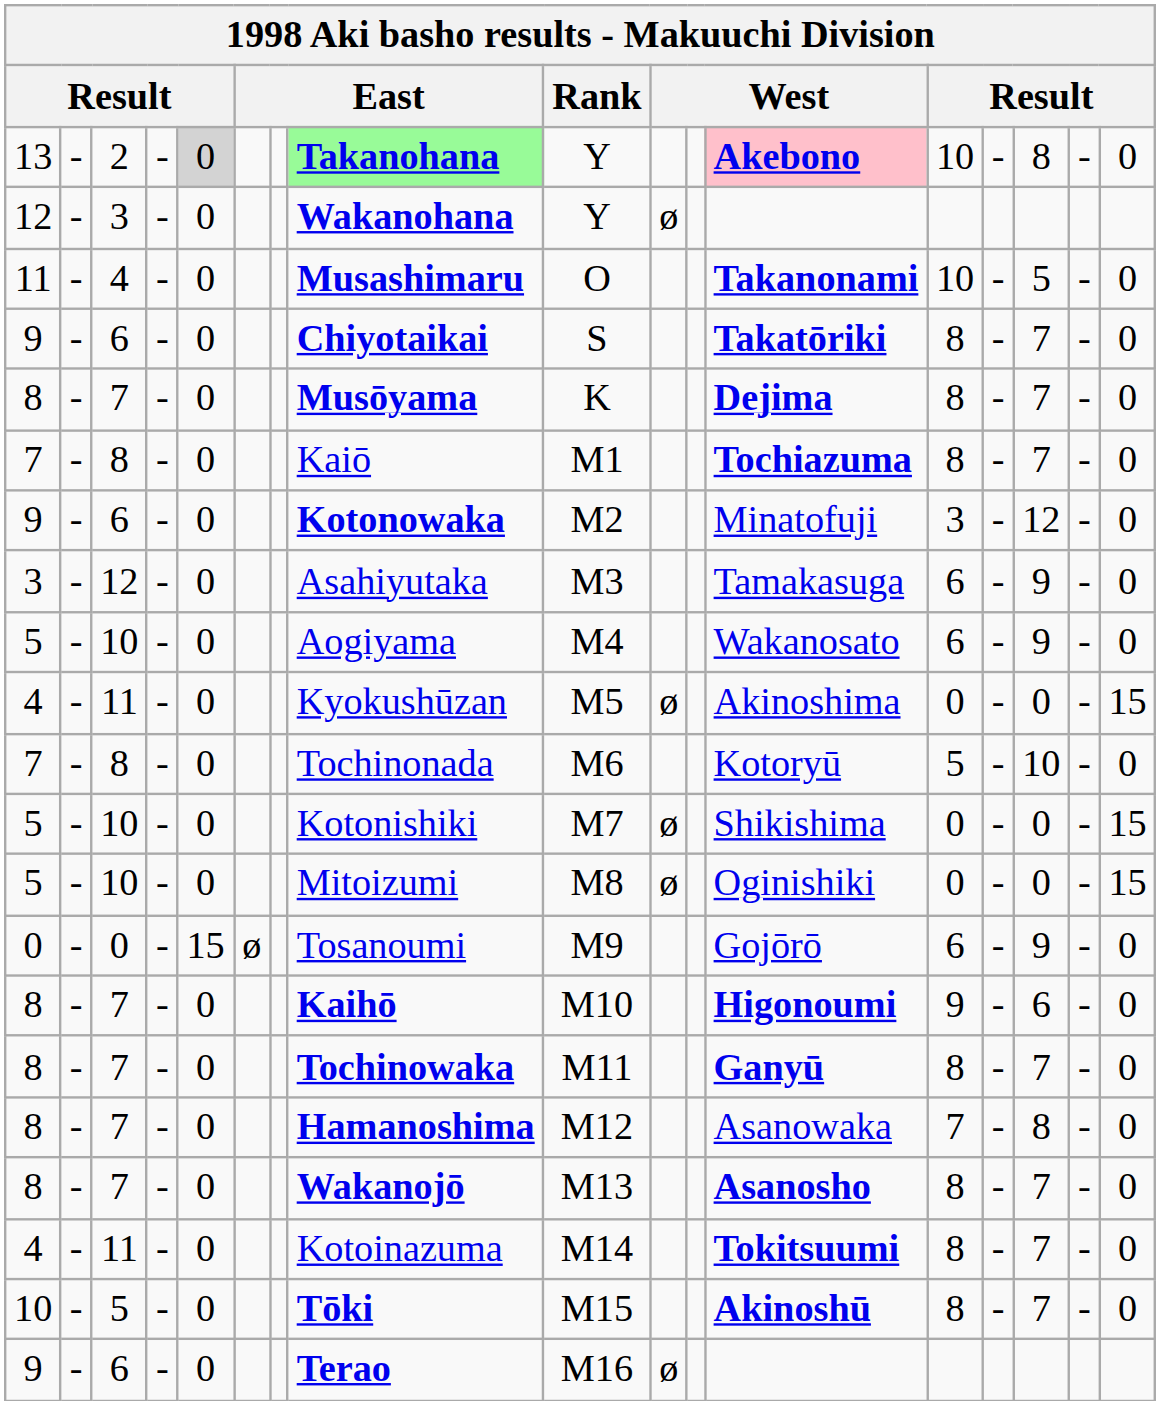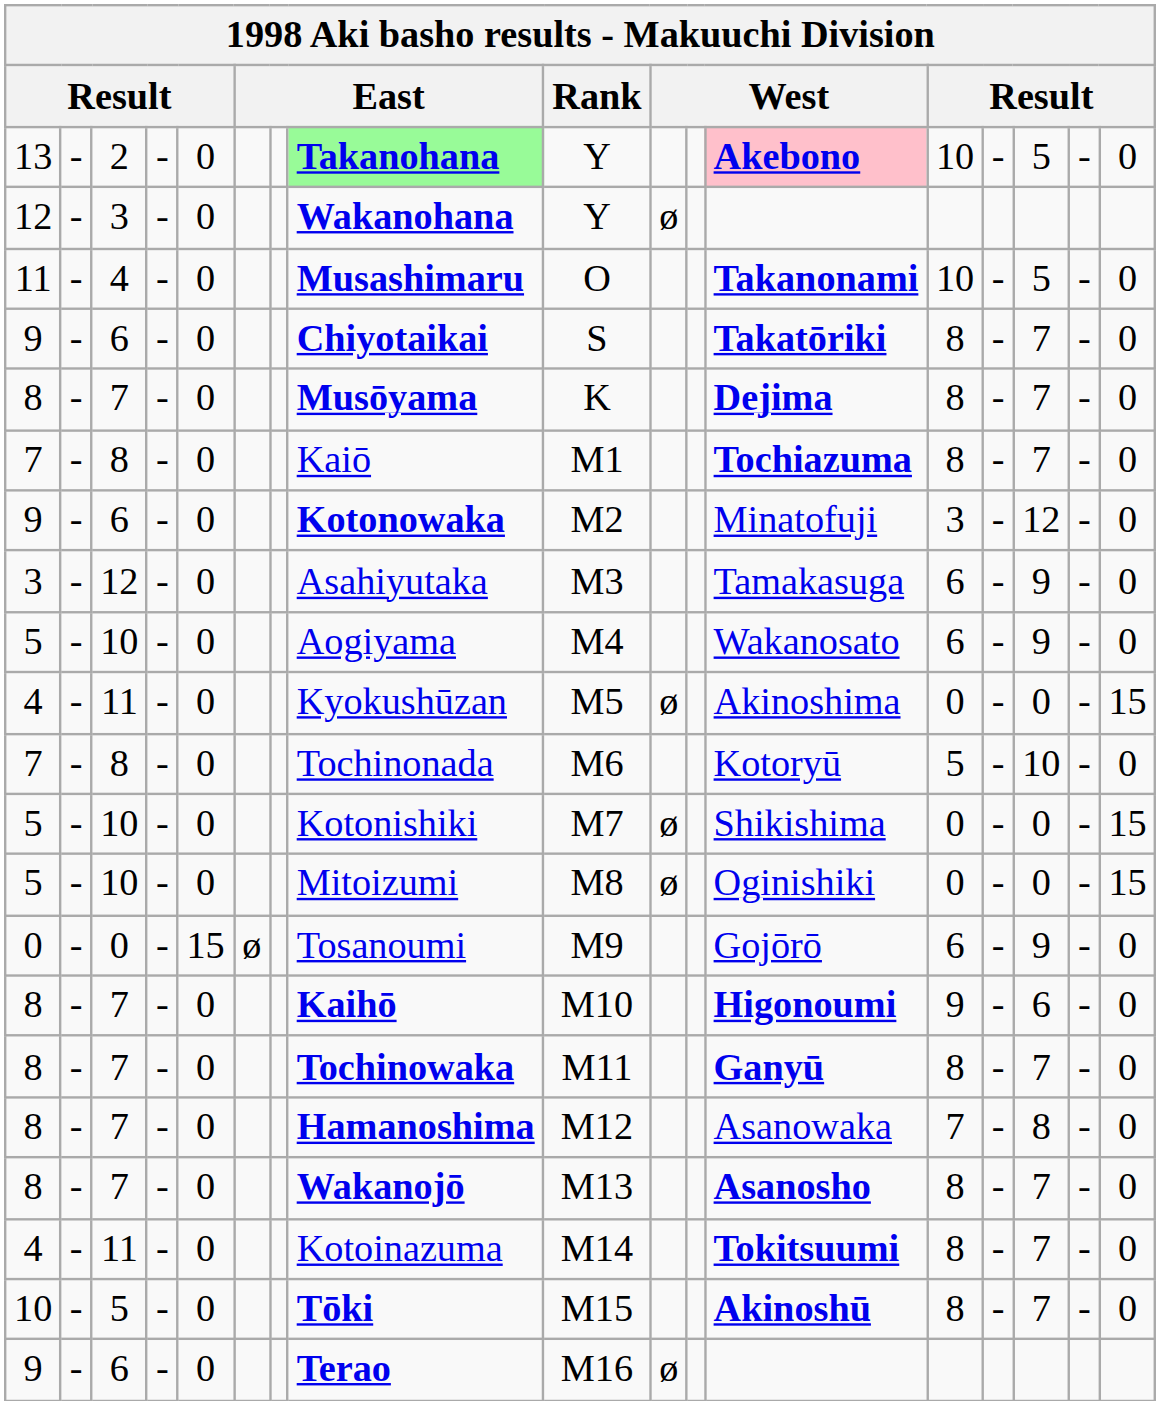(206, 156) lightgrey background -> (206, 156) no background
(1041, 156) 8 -> (1041, 156) 5
